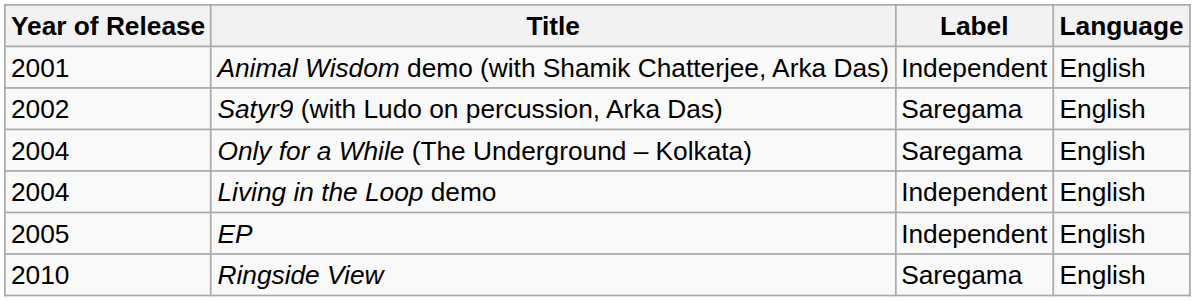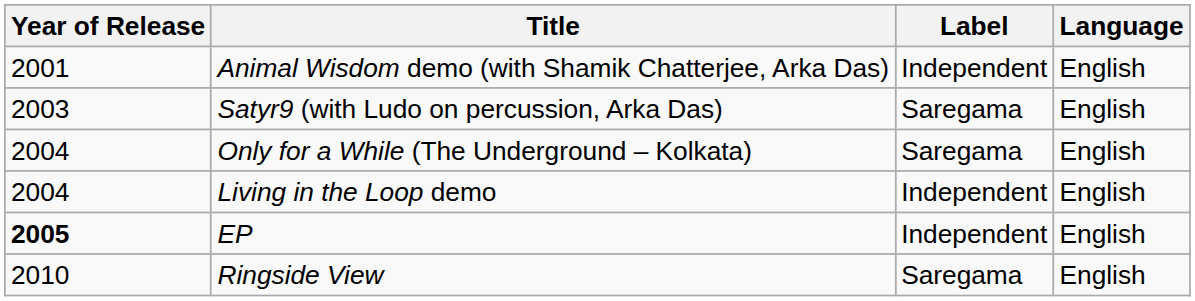(40, 109) 2002 -> (40, 109) 2003
(40, 234) normal -> (40, 234) bold
